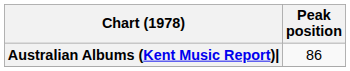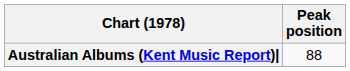(314, 54) 86 -> (314, 54) 88
